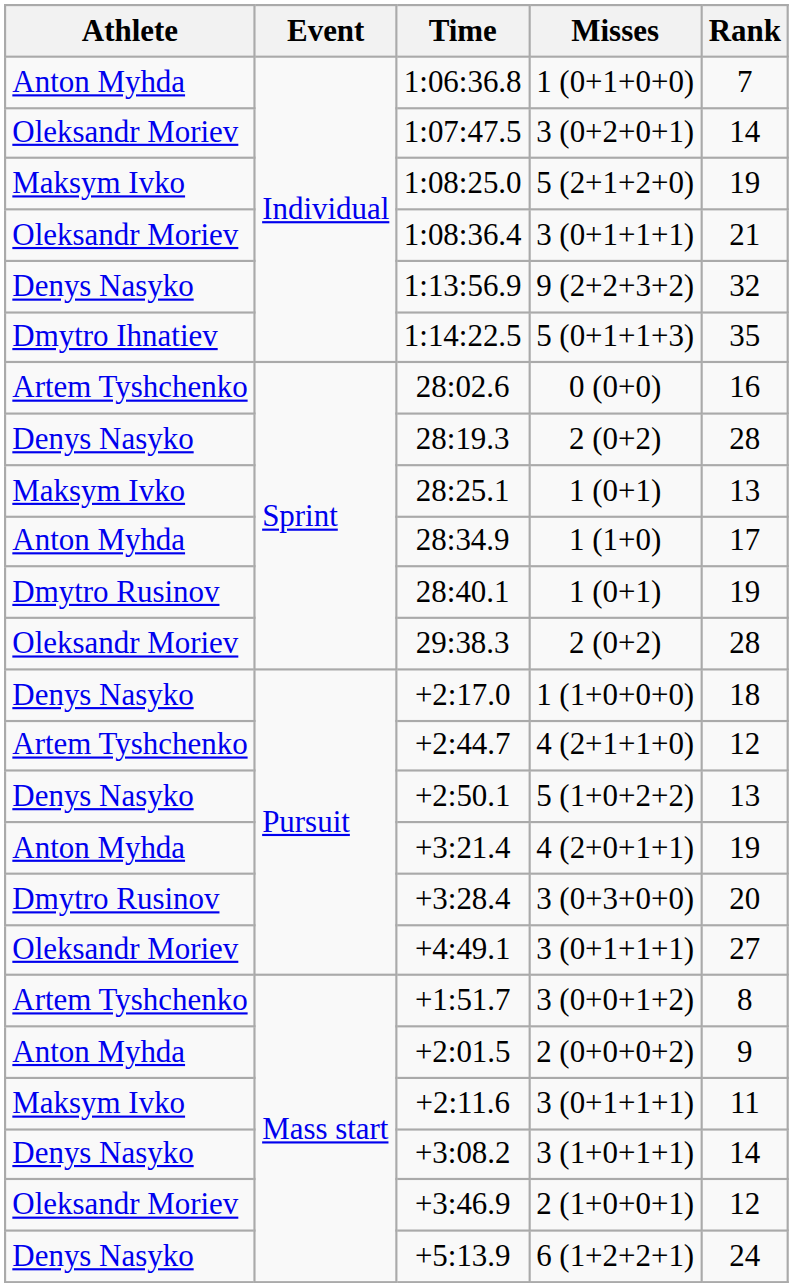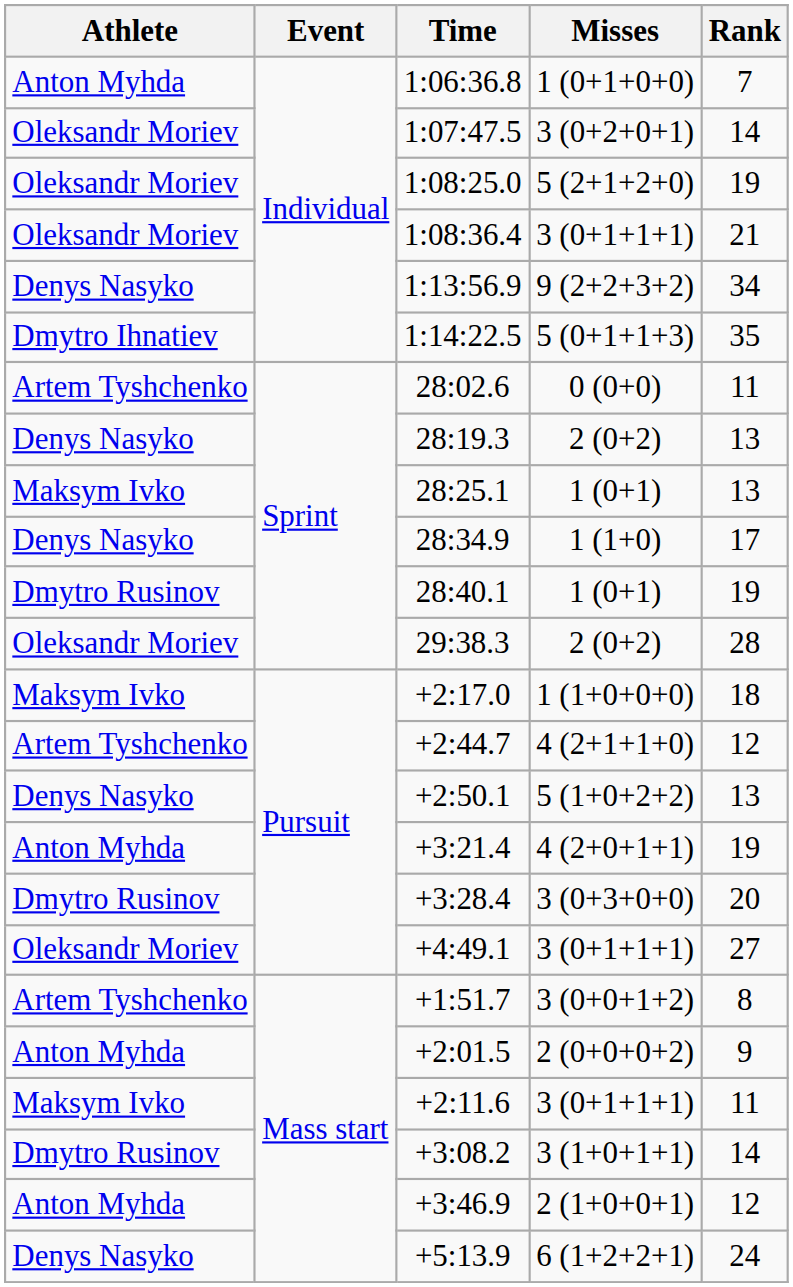(99, 183) Maksym Ivko -> (125, 183) Oleksandr Moriev
(745, 285) 32 -> (745, 285) 34
(745, 387) 16 -> (745, 387) 11
(745, 438) 28 -> (745, 438) 13
(99, 541) Anton Myhda -> (103, 541) Denys Nasyko
(103, 694) Denys Nasyko -> (99, 694) Maksym Ivko
(103, 1153) Denys Nasyko -> (116, 1153) Dmytro Rusinov
(125, 1204) Oleksandr Moriev -> (99, 1204) Anton Myhda
